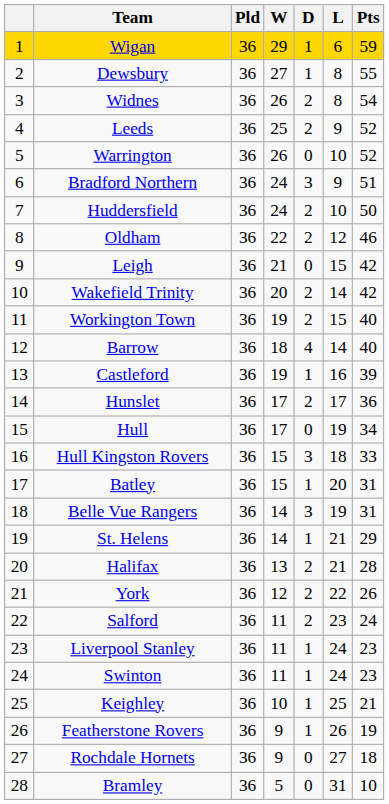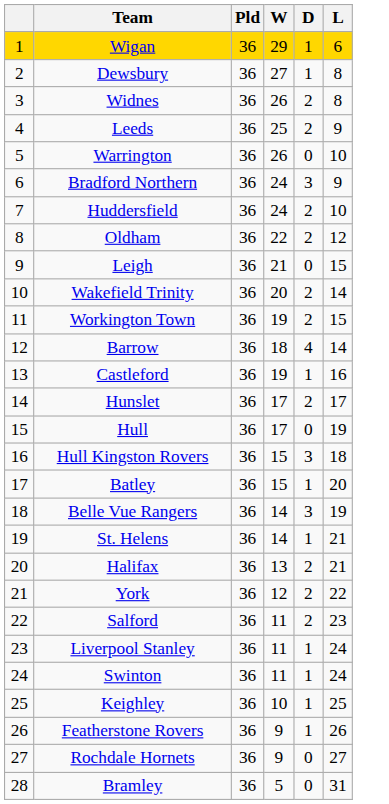- column: (368, 18)
